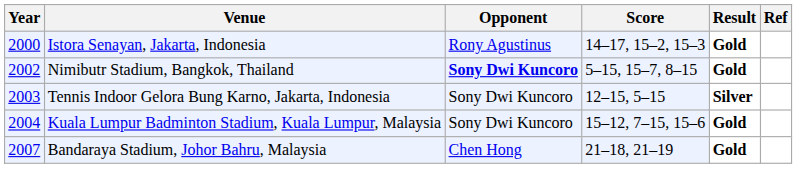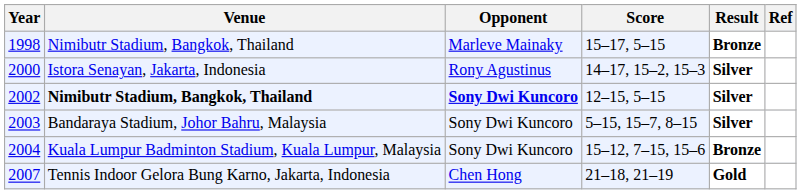+ row: (24, 44)
(730, 44) Gold -> (733, 70) Silver
(171, 70) normal -> (180, 97) bold
(641, 70) 5–15, 15–7, 8–15 -> (625, 97) 12–15, 5–15
(730, 70) Gold -> (733, 97) Silver
(219, 97) Tennis Indoor Gelora Bung Karno, Jakarta, Indonesia -> (187, 123) Bandaraya Stadium, Johor Bahru, Malaysia
(625, 97) 12–15, 5–15 -> (641, 123) 5–15, 15–7, 8–15
(730, 123) Gold -> (737, 149) Bronze
(187, 149) Bandaraya Stadium, Johor Bahru, Malaysia -> (219, 176) Tennis Indoor Gelora Bung Karno, Jakarta, Indonesia
